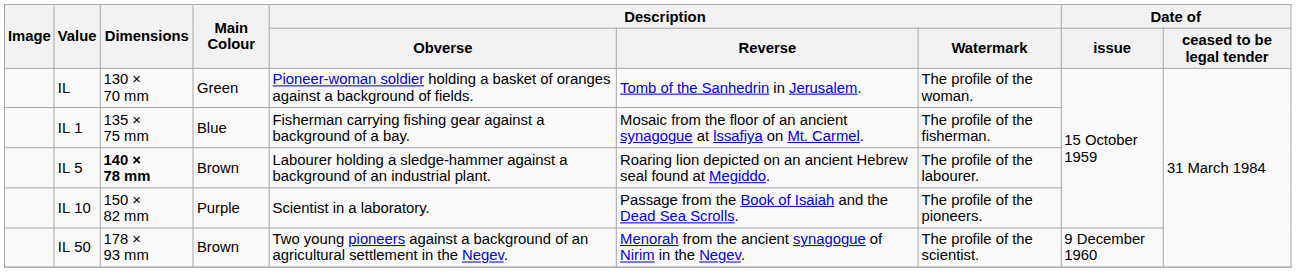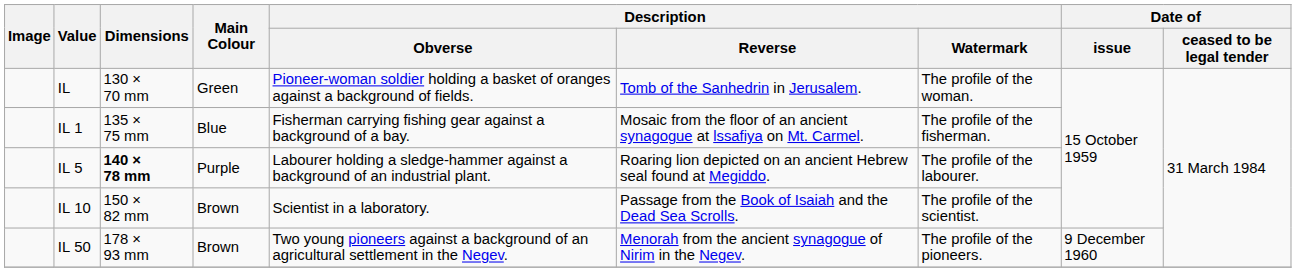(218, 168) Brown -> (218, 168) Purple
(218, 208) Purple -> (218, 208) Brown
(977, 208) The profile of the pioneers. -> (977, 208) The profile of the scientist.
(977, 248) The profile of the scientist. -> (977, 248) The profile of the pioneers.
